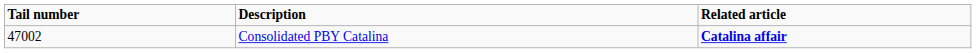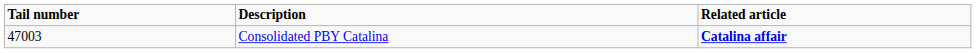(25, 36) 47002 -> (25, 36) 47003
